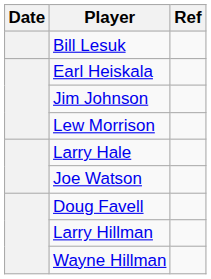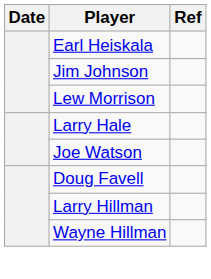- row: (89, 44)
